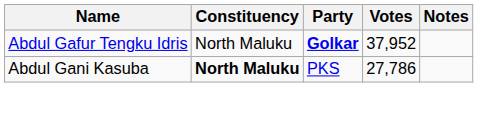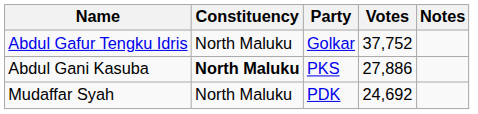(333, 43) bold -> (331, 43) normal
(391, 43) 37,952 -> (387, 43) 37,752
(391, 69) 27,786 -> (387, 69) 27,886
+ row: (61, 95)
